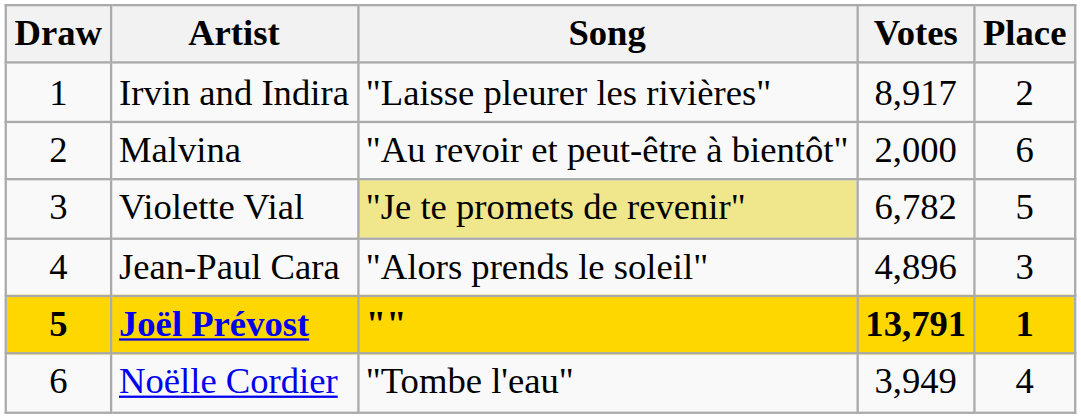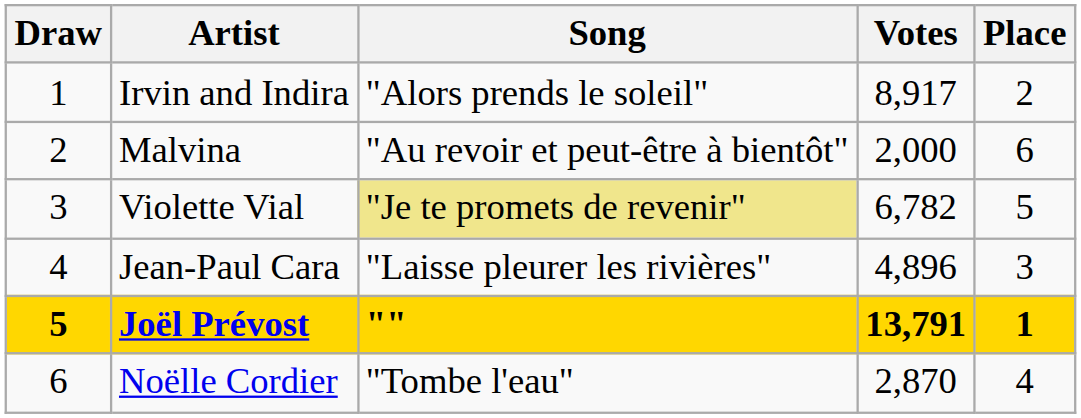(568, 91) "Laisse pleurer les rivières" -> (537, 91) "Alors prends le soleil"
(537, 265) "Alors prends le soleil" -> (568, 265) "Laisse pleurer les rivières"
(916, 382) 3,949 -> (916, 382) 2,870
